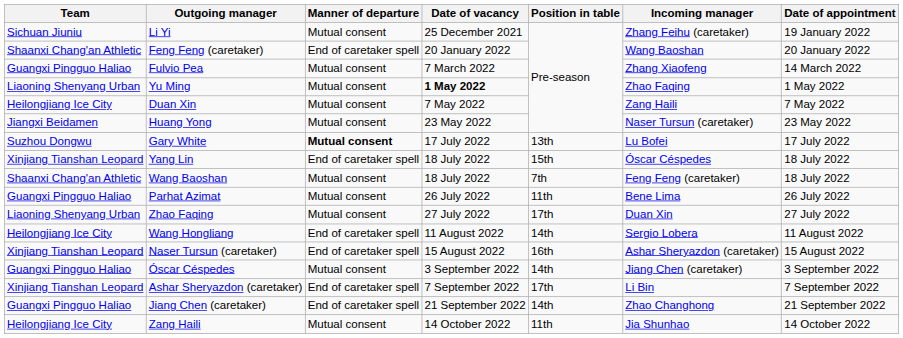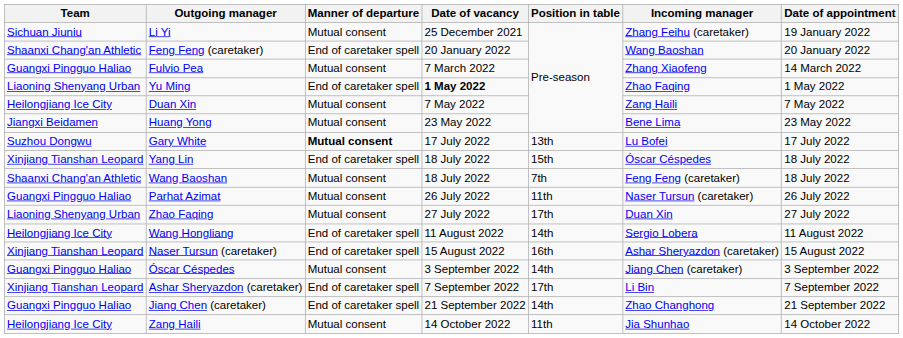(347, 86) Mutual consent -> (363, 86) End of caretaker spell
(689, 123) Naser Tursun (caretaker) -> (653, 123) Bene Lima
(653, 196) Bene Lima -> (689, 196) Naser Tursun (caretaker)
